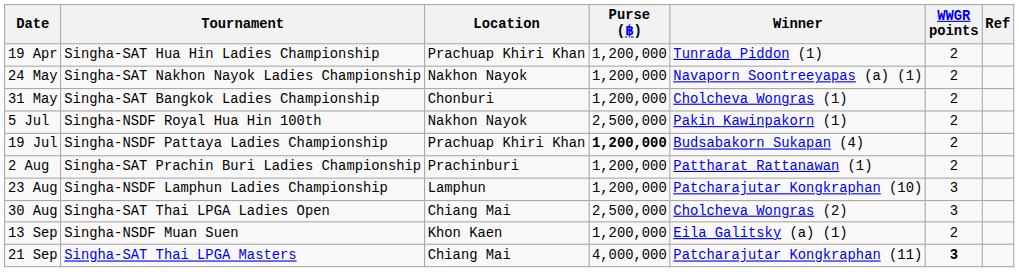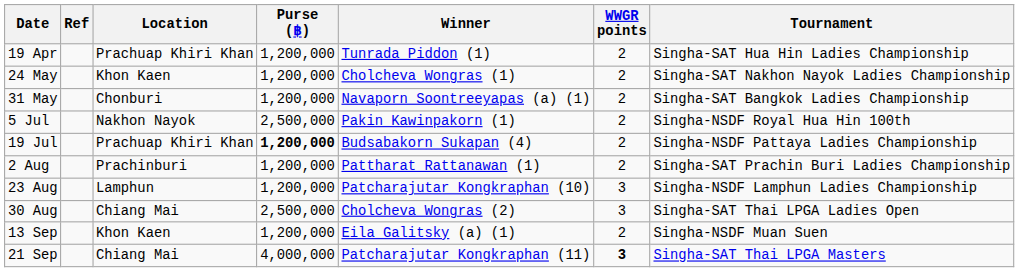columns swapped: (243, 24) <-> (998, 24)
(478, 78) Nakhon Nayok -> (133, 78) Khon Kaen
(798, 78) Navaporn Soontreeyapas (a) (1) -> (429, 78) Cholcheva Wongras (1)
(760, 100) Cholcheva Wongras (1) -> (466, 100) Navaporn Soontreeyapas (a) (1)
